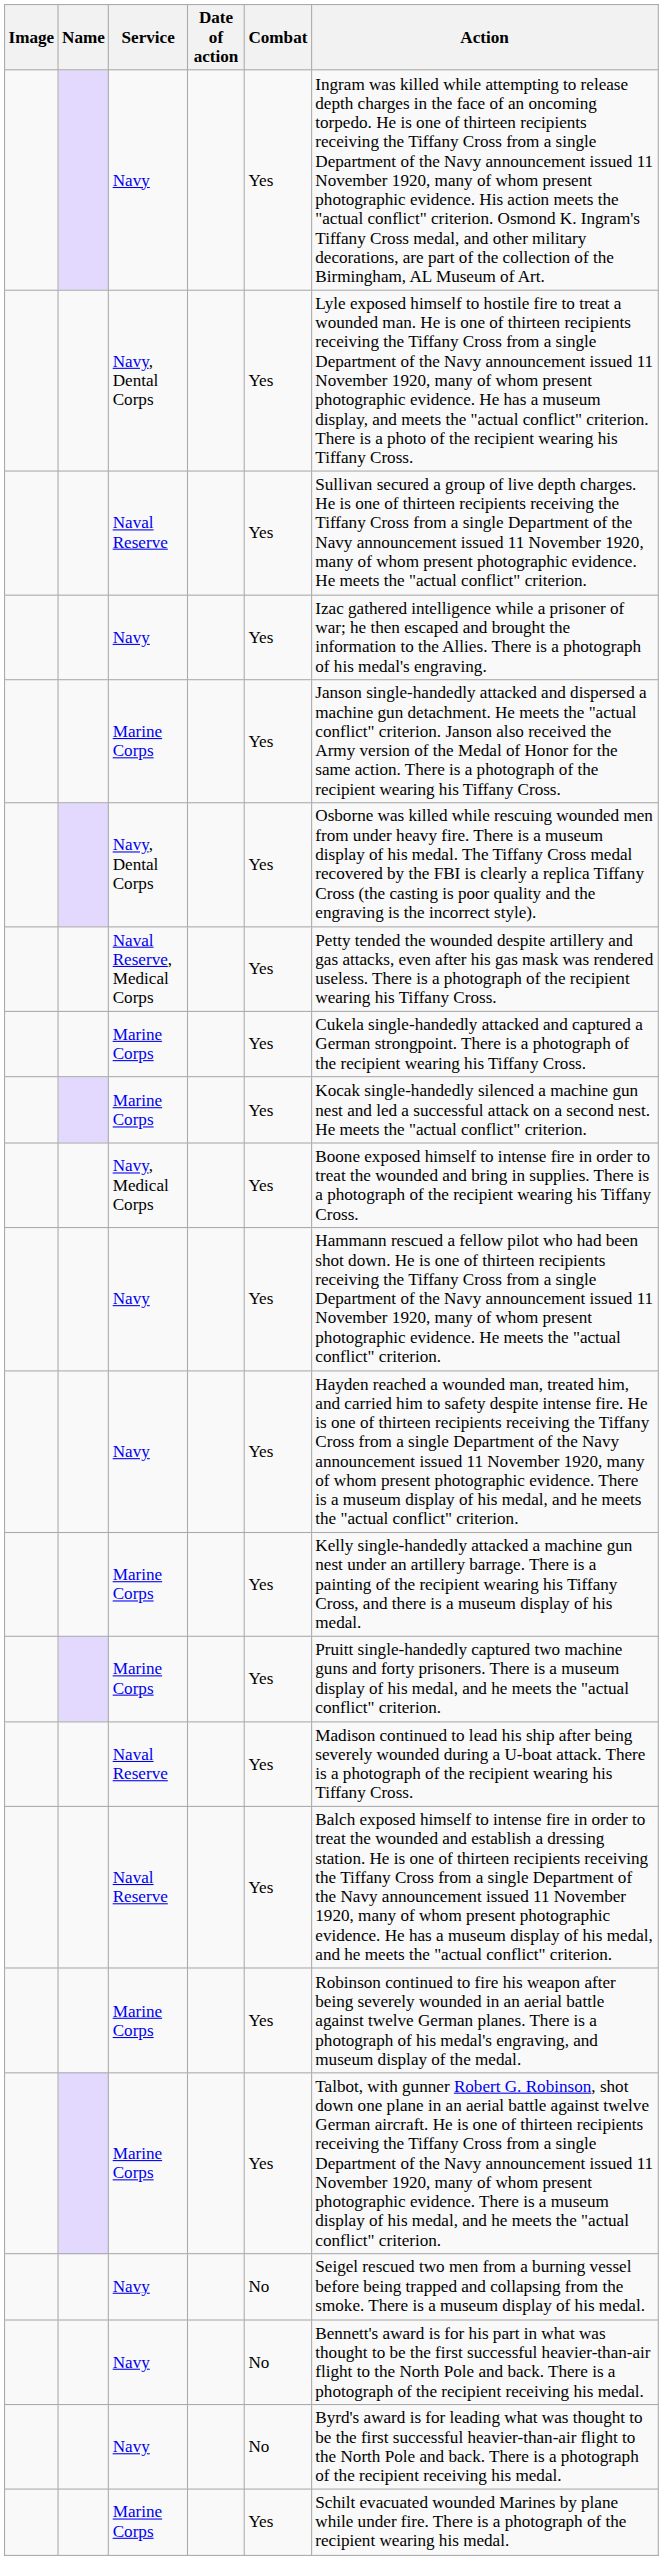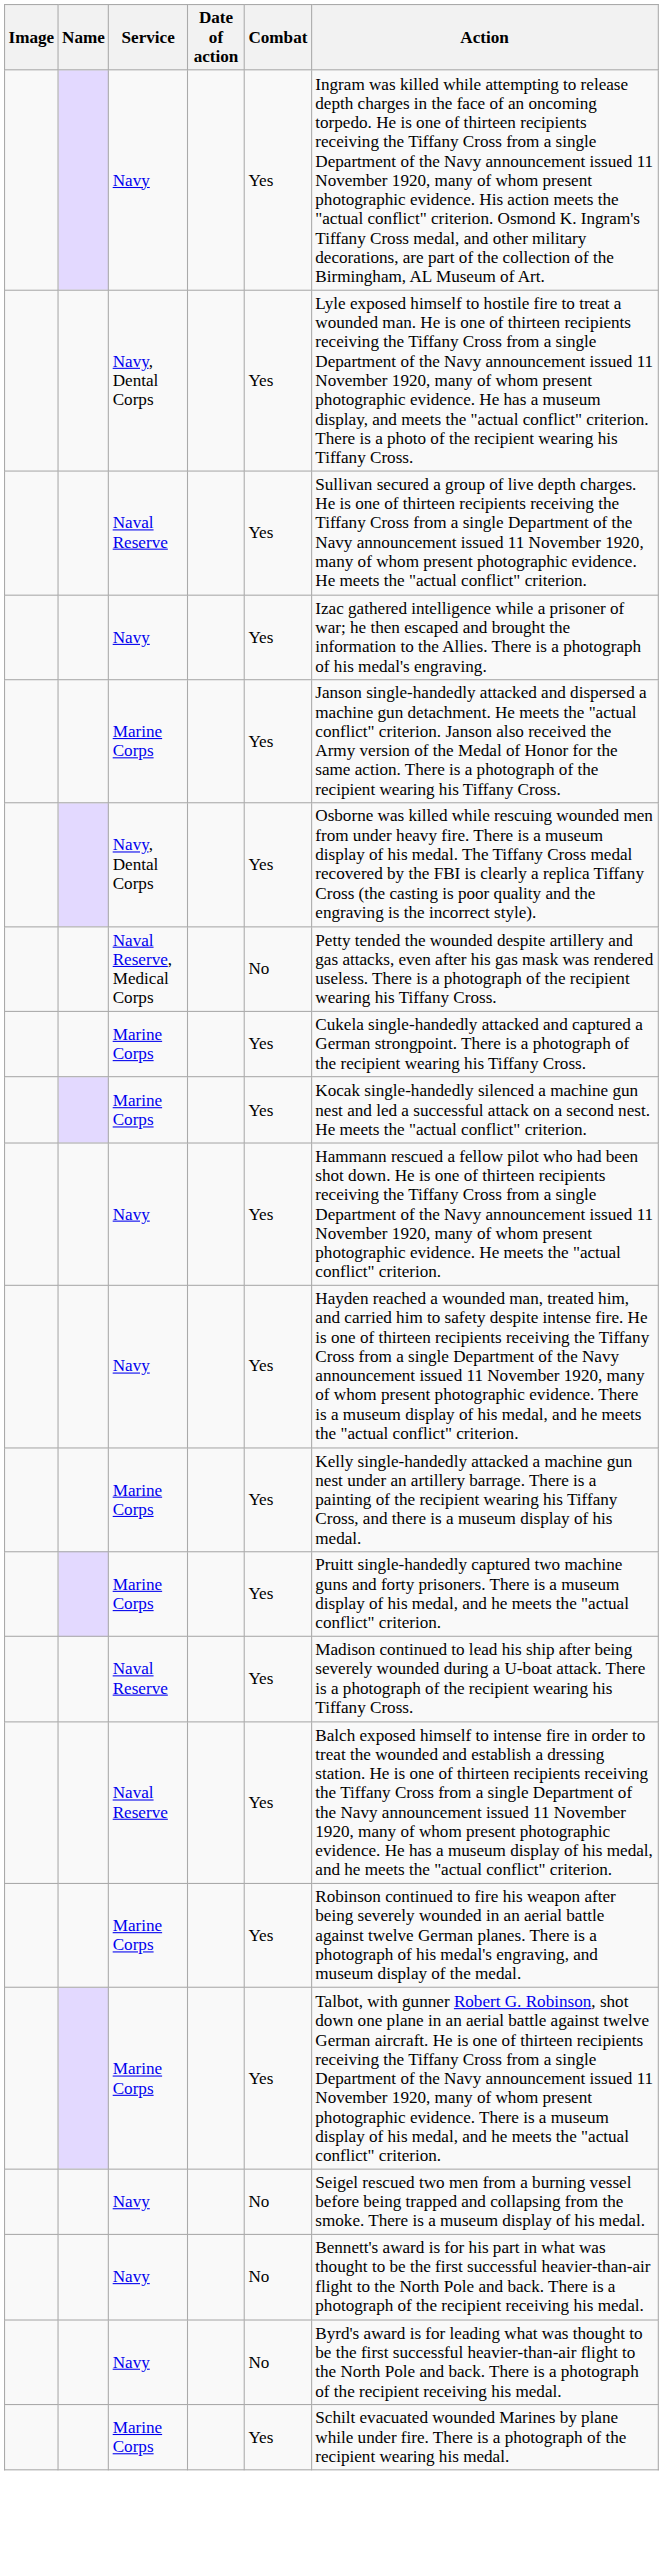(261, 968) Yes -> (259, 968) No
- row: (31, 1185)
